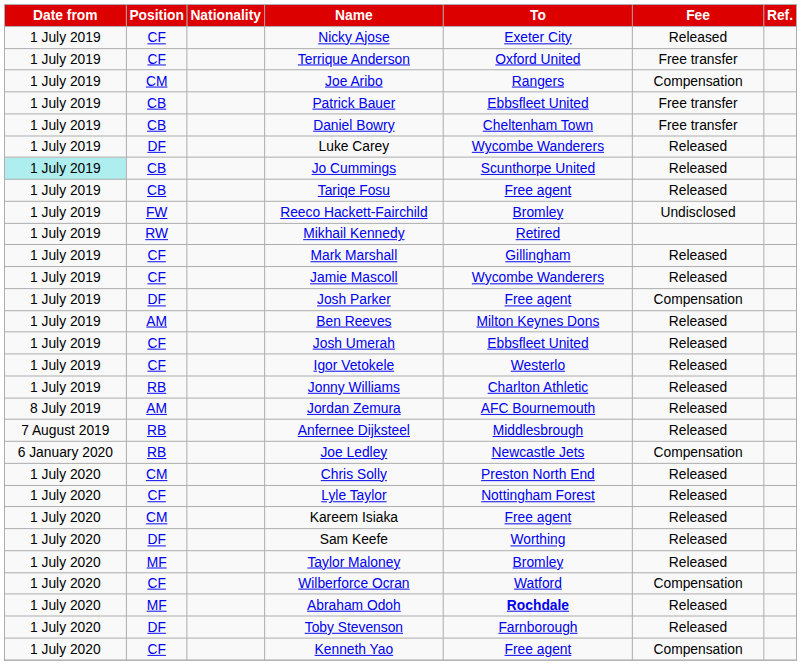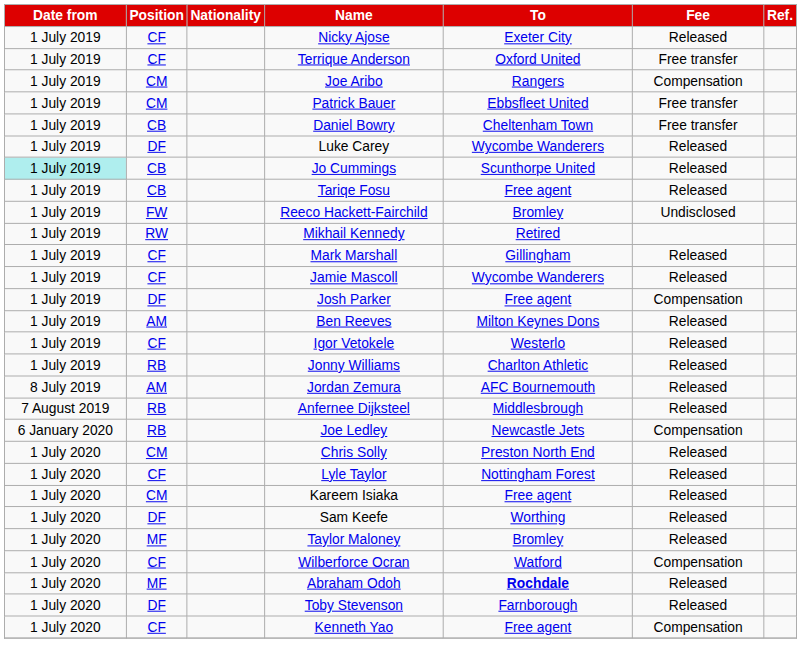(157, 103) CB -> (157, 103) CM
- row: (354, 343)
